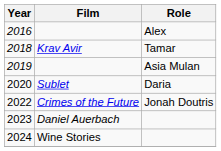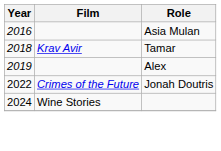(155, 31) Alex -> (172, 31) Asia Mulan
(172, 66) Asia Mulan -> (155, 66) Alex
- row: (19, 84)
- row: (19, 119)
